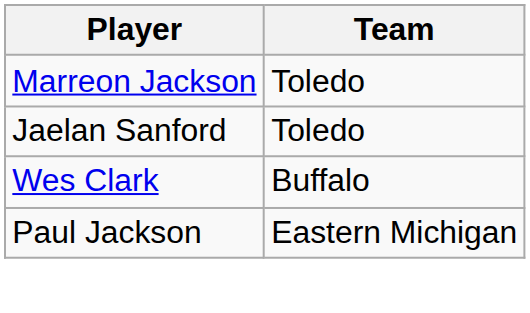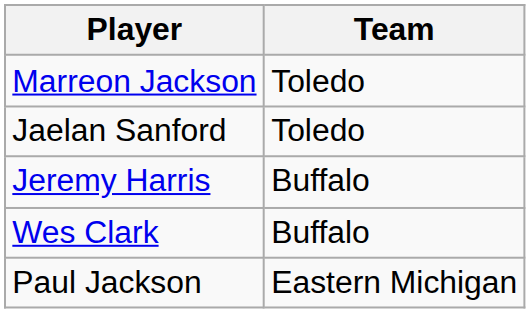+ row: (111, 181)
